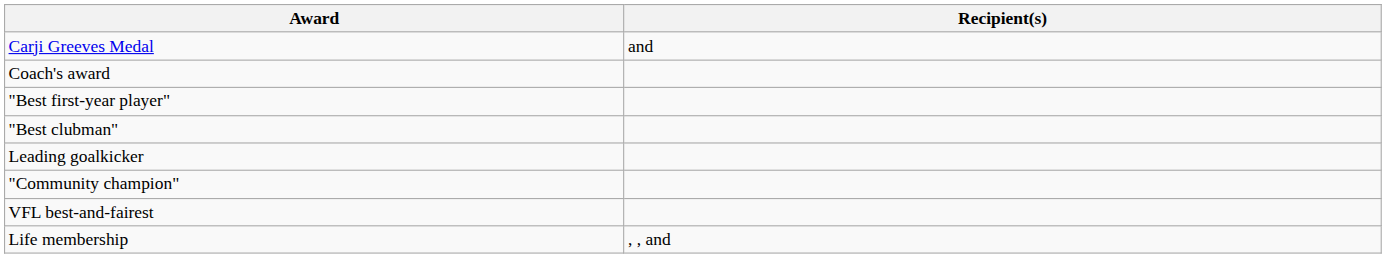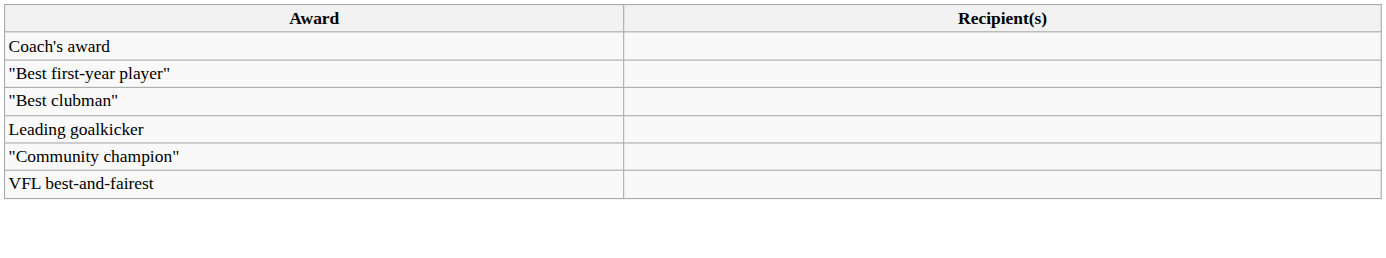- row: (81, 45)
- row: (68, 239)
